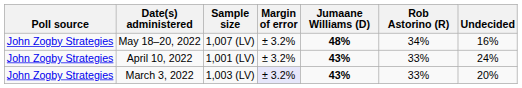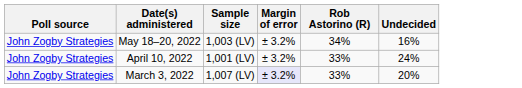- column: (340, 19)
(230, 42) 1,007 (LV) -> (230, 42) 1,003 (LV)
(230, 76) 1,003 (LV) -> (230, 76) 1,007 (LV)
